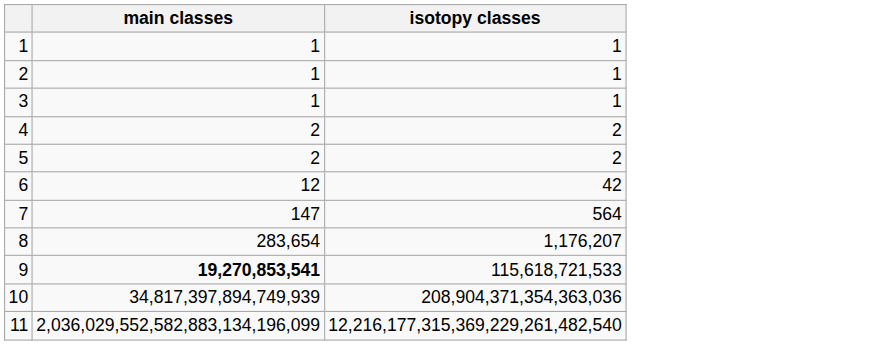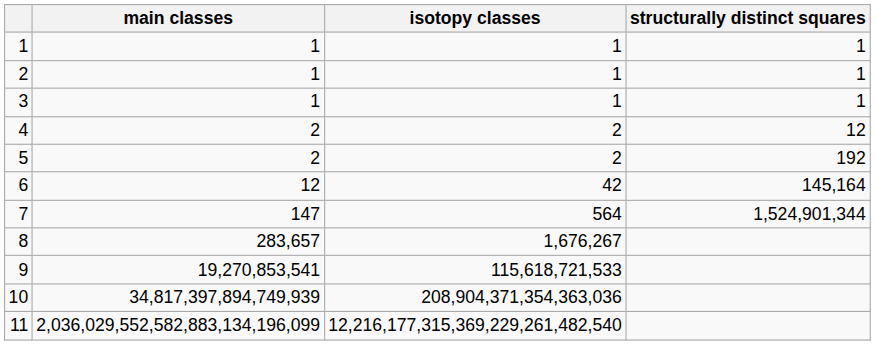+ column: (748, 18)
(288, 241) 283,654 -> (288, 241) 283,657
(583, 241) 1,176,207 -> (583, 241) 1,676,267
(259, 269) bold -> (259, 269) normal
